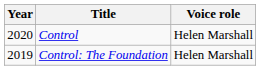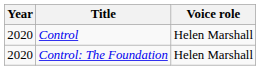(20, 55) 2019 -> (20, 55) 2020
